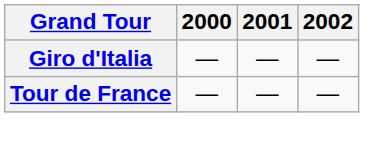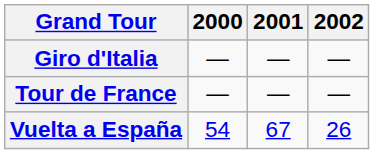+ row: (96, 129)
